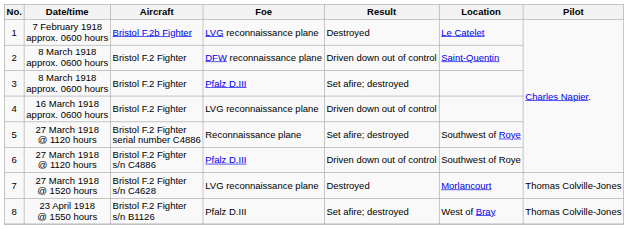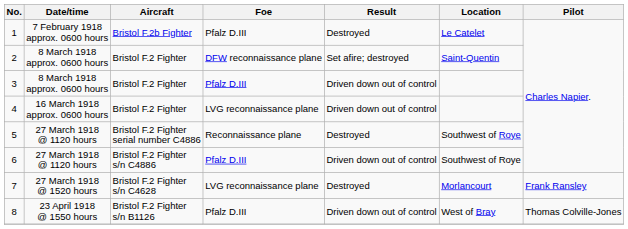(262, 33) LVG reconnaissance plane -> (226, 33) Pfalz D.III
(382, 58) Driven down out of control -> (368, 58) Set afire; destroyed
(368, 84) Set afire; destroyed -> (382, 84) Driven down out of control
(368, 135) Set afire; destroyed -> (348, 135) Destroyed
(573, 186) Thomas Colville-Jones -> (556, 186) Frank Ransley
(368, 212) Set afire; destroyed -> (382, 212) Driven down out of control
